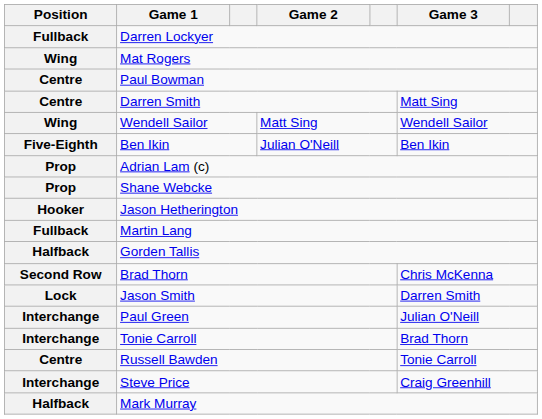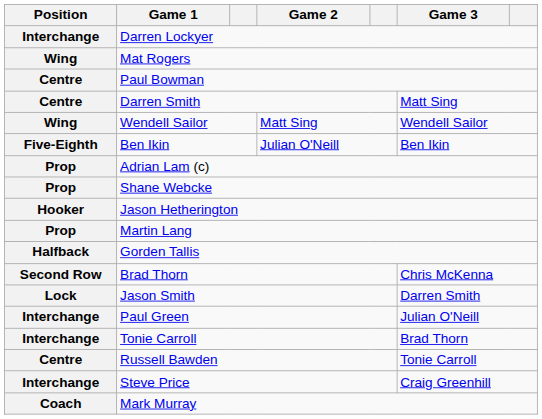(61, 36) Fullback -> (61, 36) Interchange
(61, 230) Fullback -> (61, 230) Prop
(61, 403) Halfback -> (61, 403) Coach
